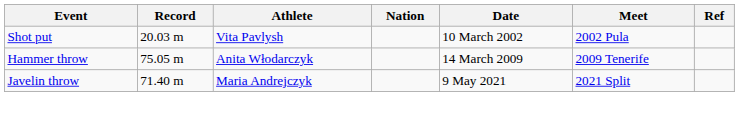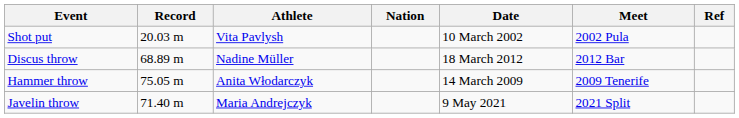+ row: (43, 59)
